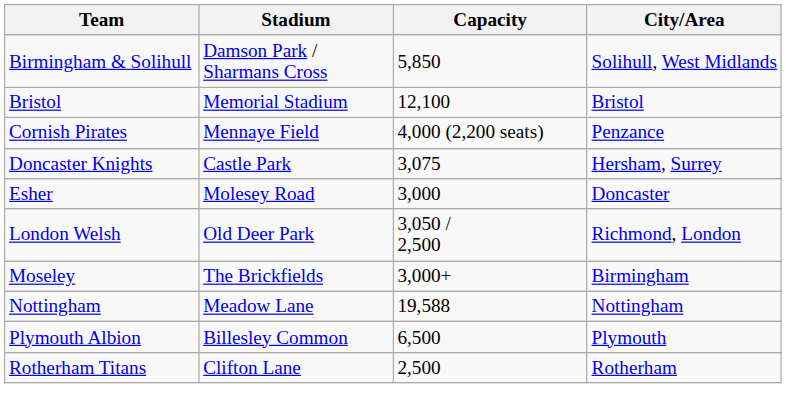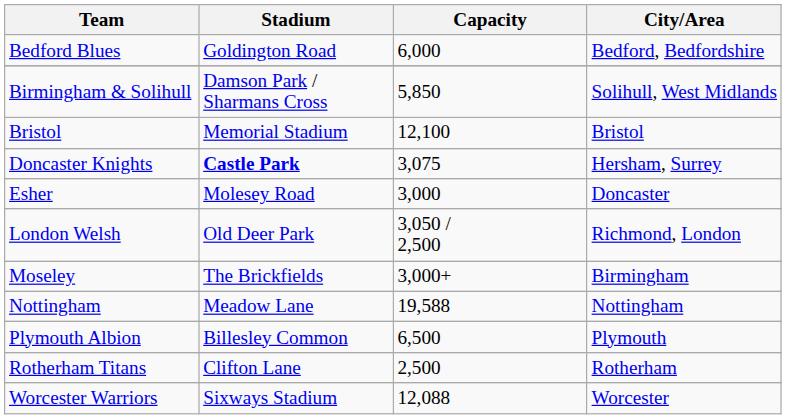+ row: (65, 50)
- row: (68, 132)
(247, 163) normal -> (251, 163) bold
+ row: (83, 397)
